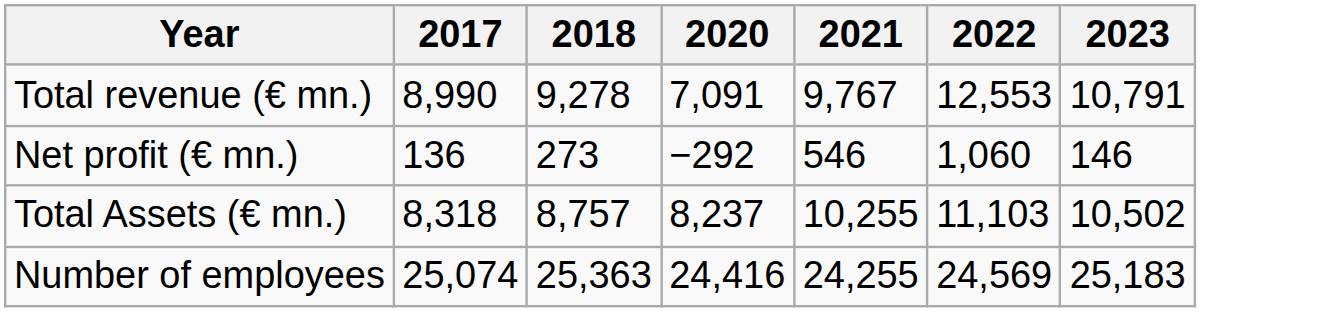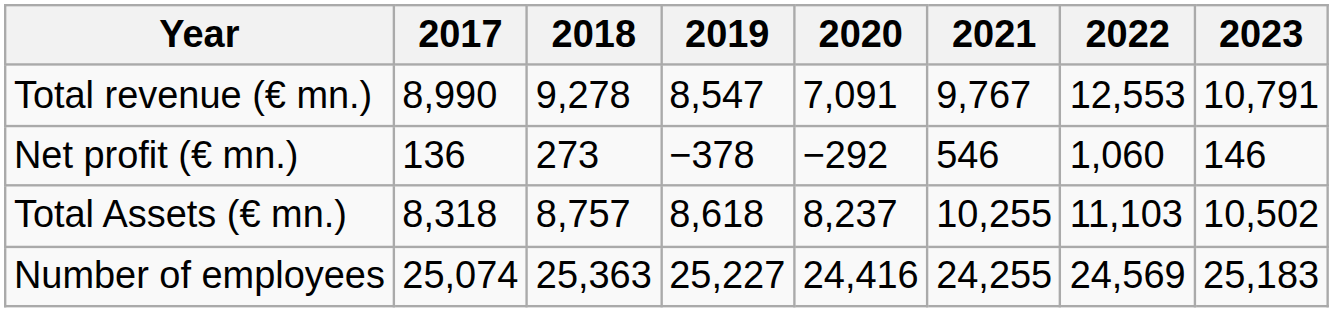+ column: (727, 34)
